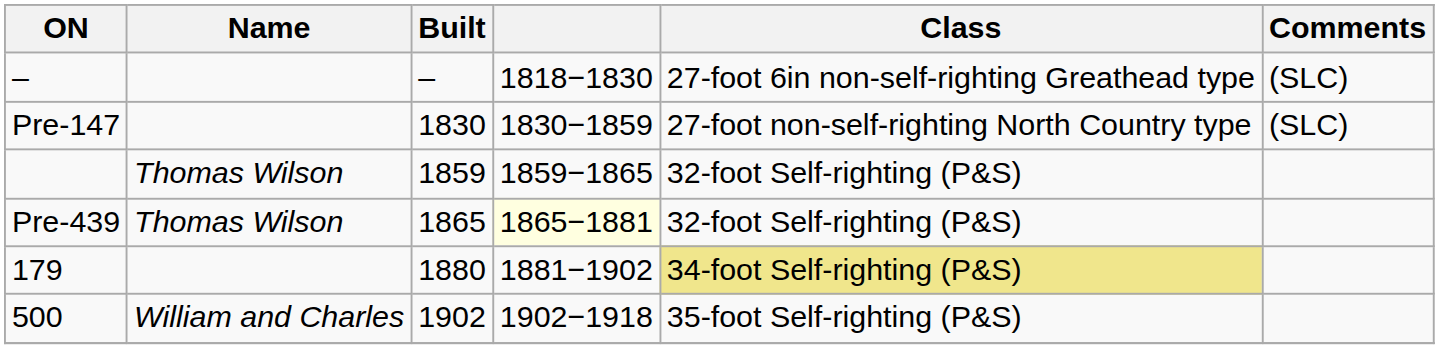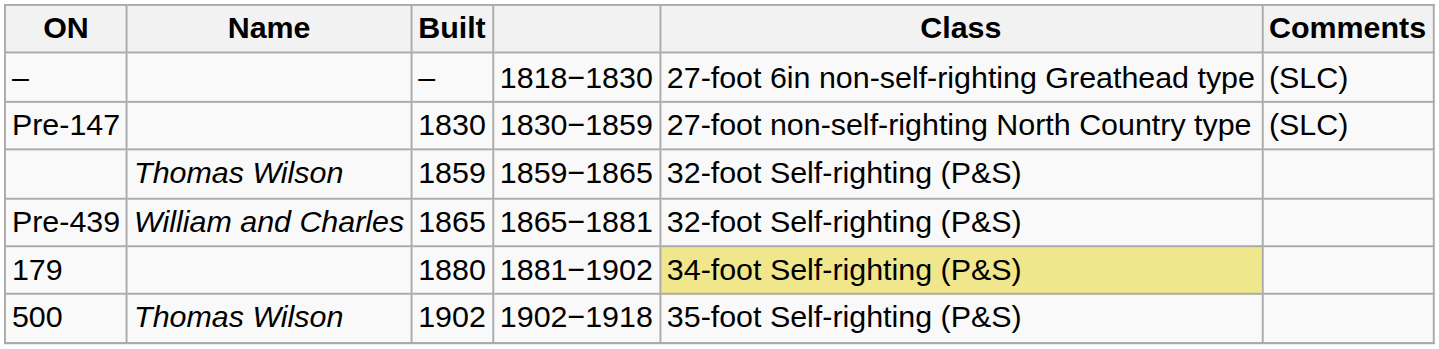(239, 221) Thomas Wilson -> (269, 221) William and Charles
(576, 221) lightyellow background -> (576, 221) no background
(269, 317) William and Charles -> (239, 317) Thomas Wilson
